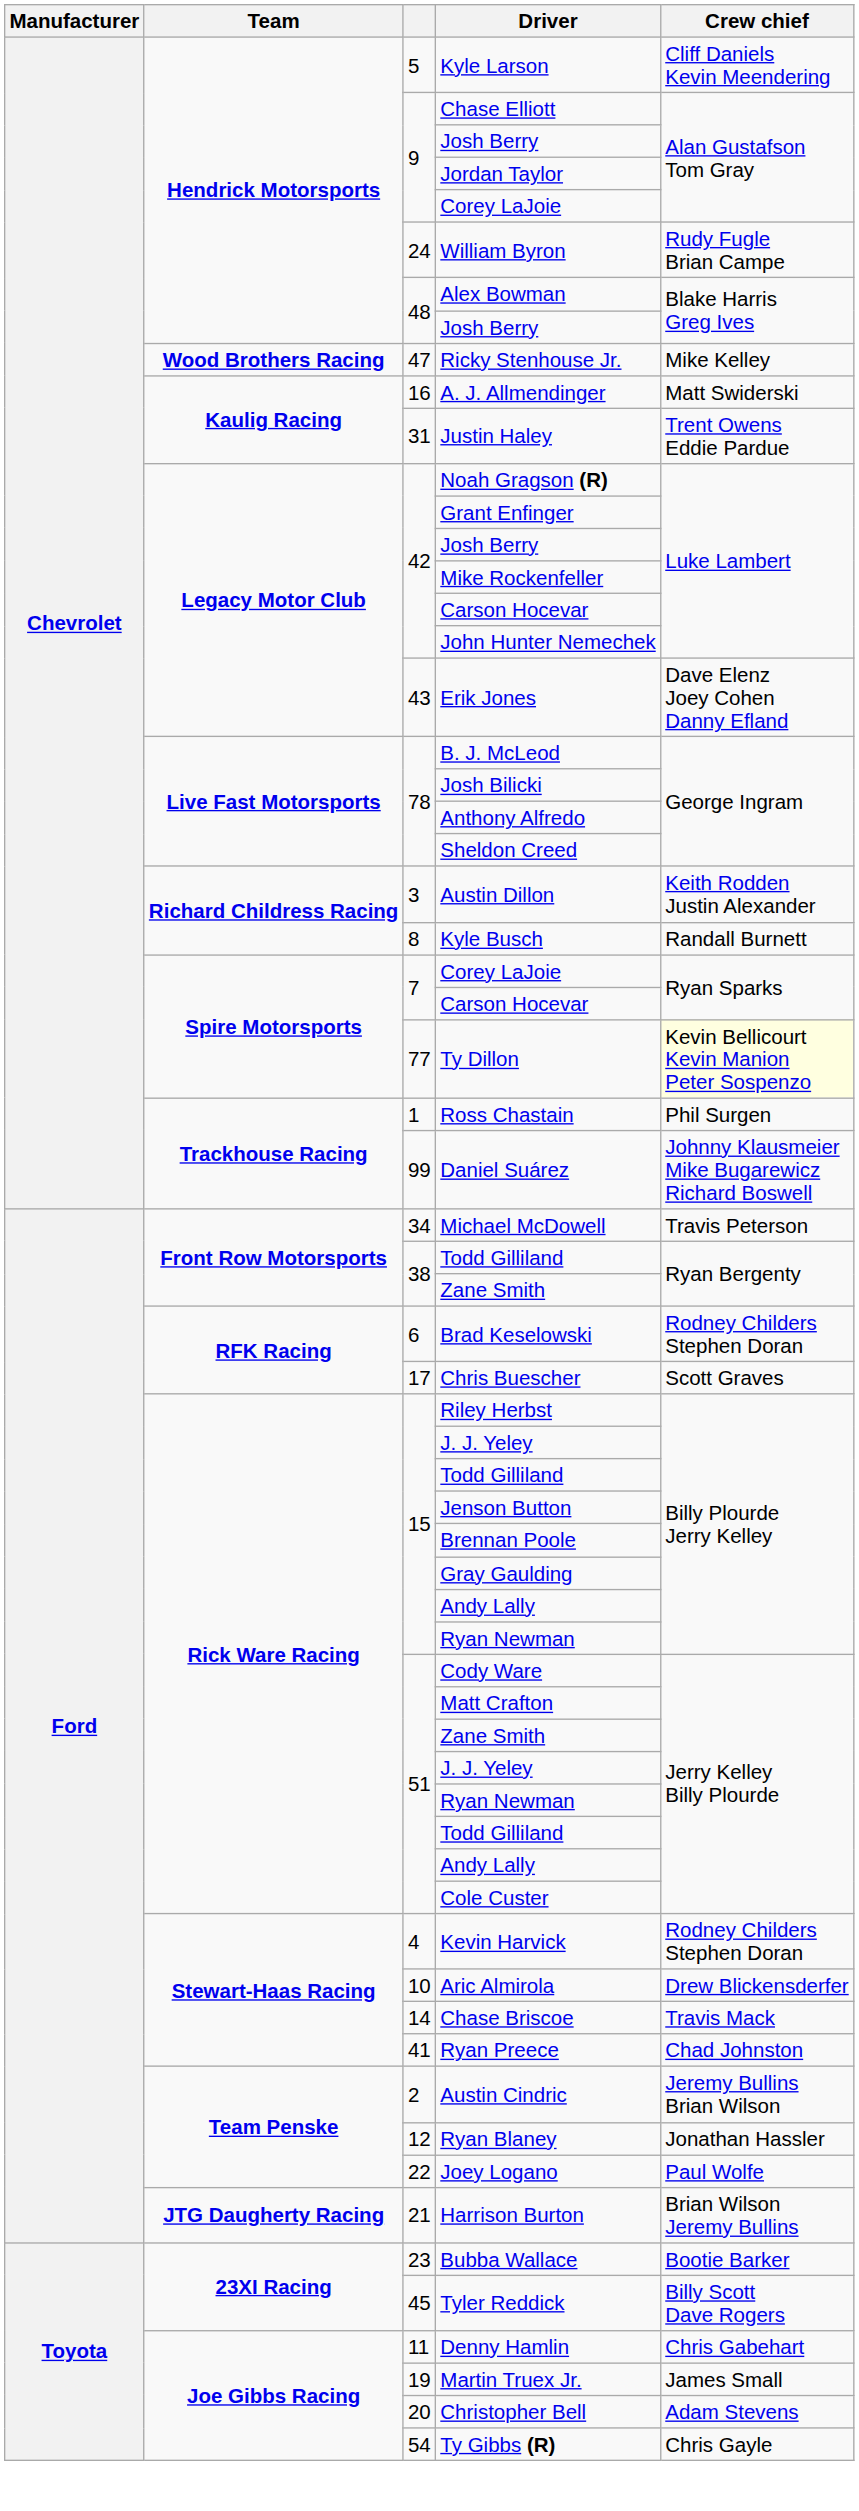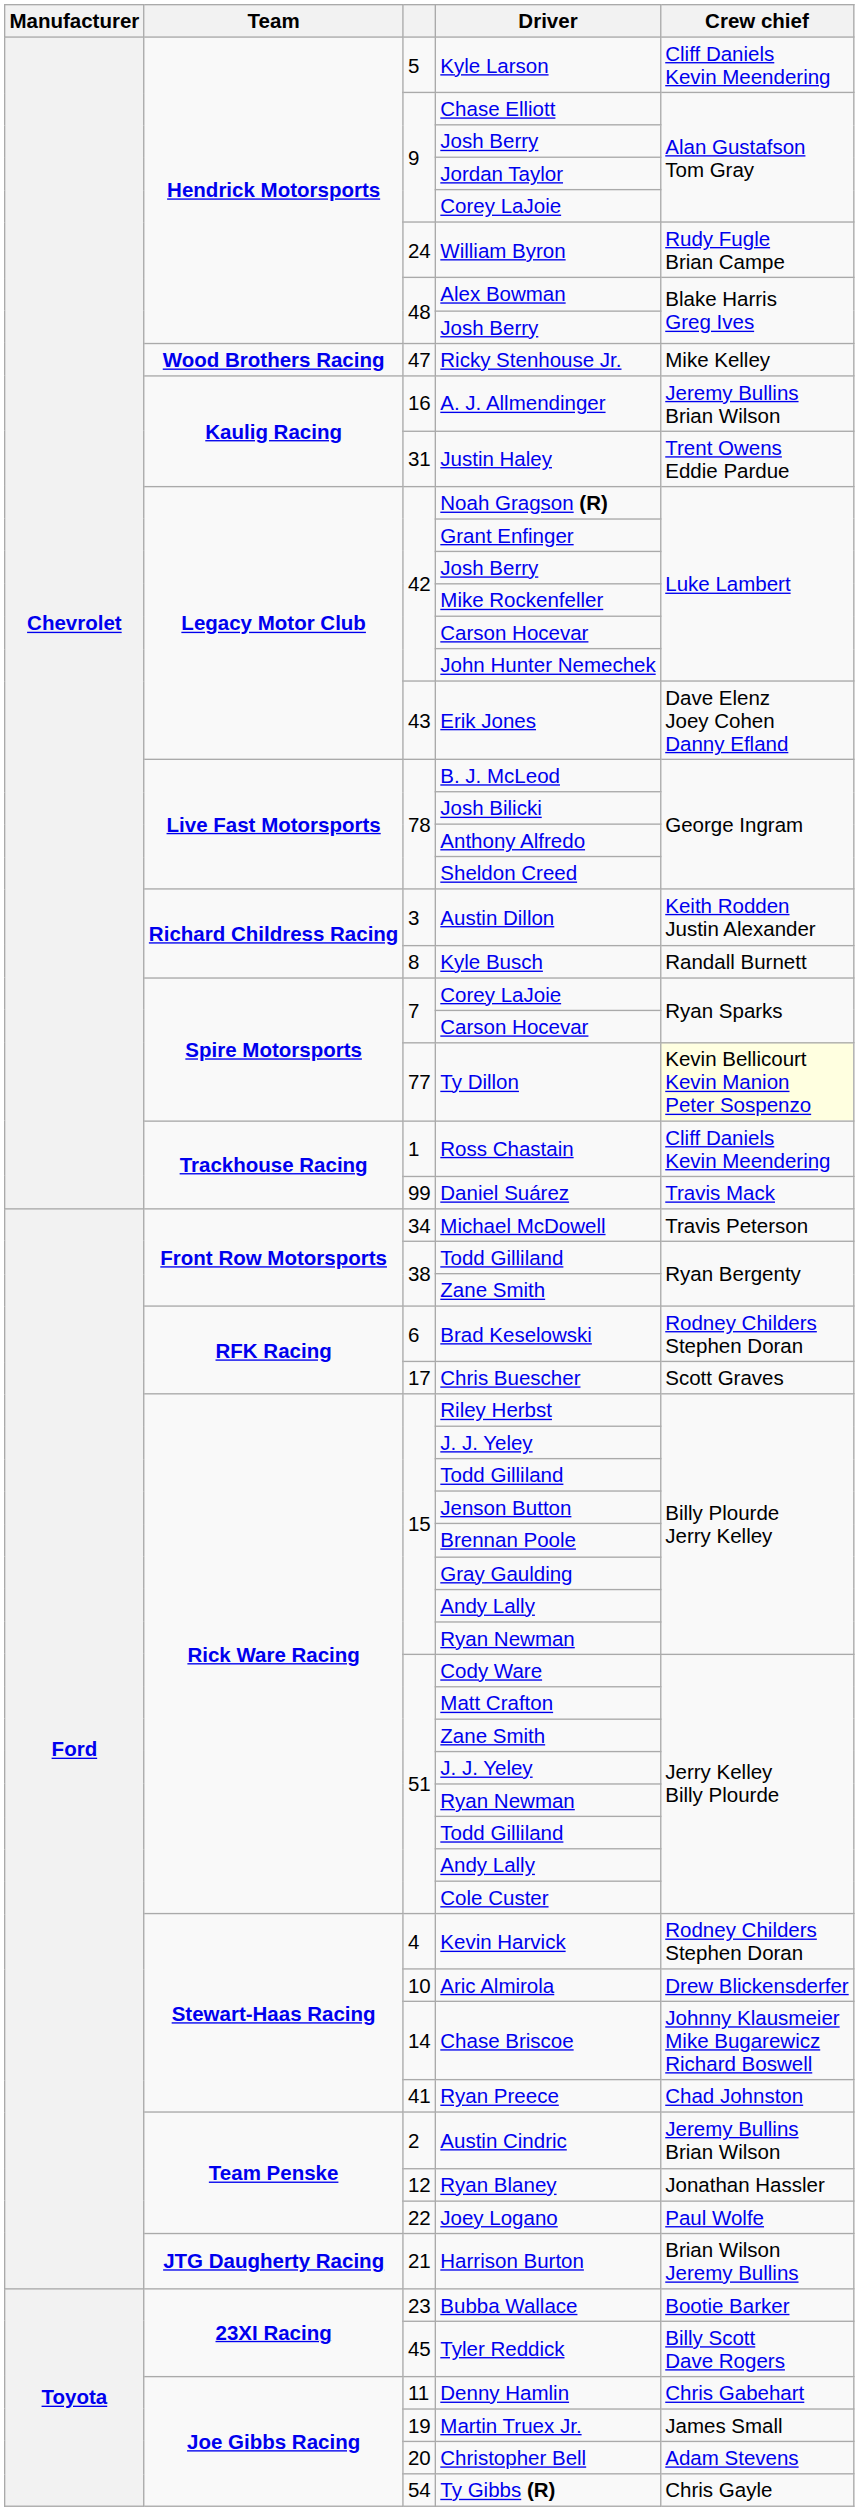(732, 392) Matt Swiderski -> (732, 403) Jeremy Bullins Brian Wilson
(718, 1114) Phil Surgen -> (748, 1149) Cliff Daniels Kevin Meendering
(752, 1170) Johnny Klausmeier Mike Bugarewicz Richard Boswell -> (720, 1193) Travis Mack
(720, 2018) Travis Mack -> (752, 2041) Johnny Klausmeier Mike Bugarewicz Richard Boswell
